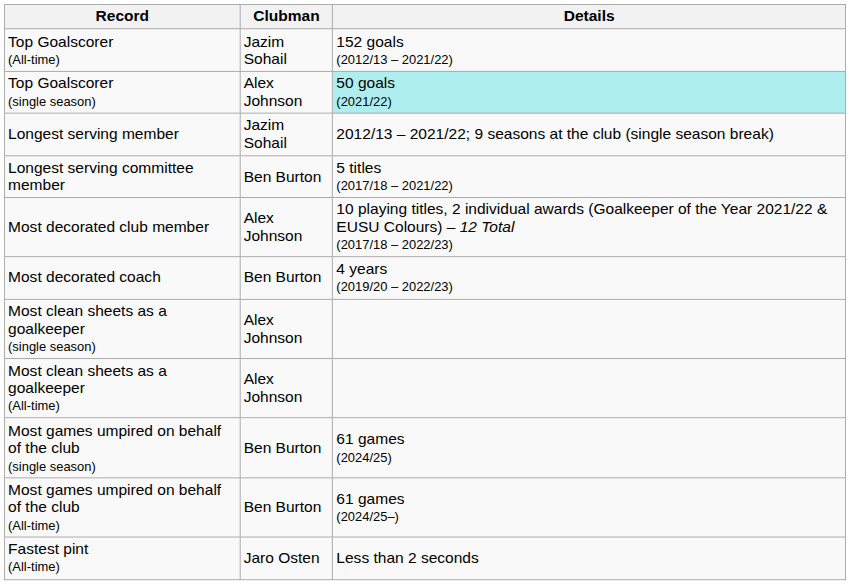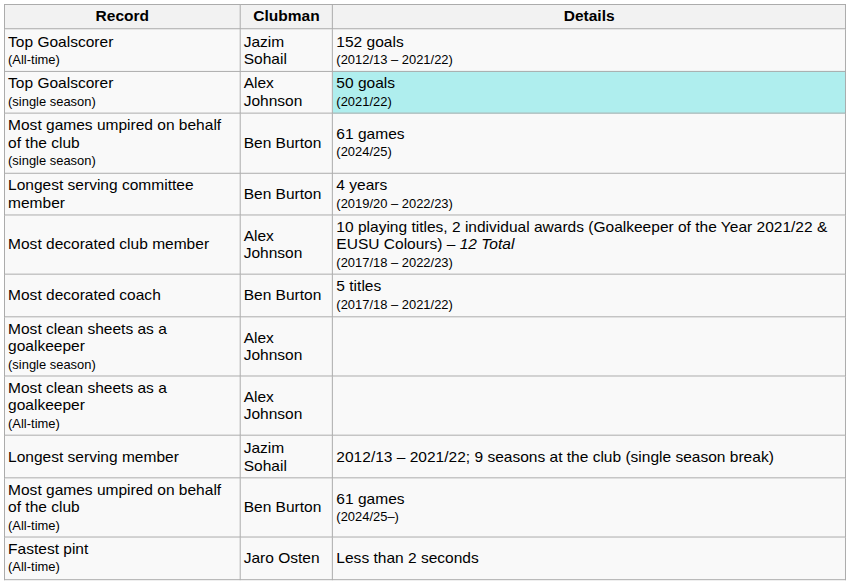rows swapped: (93, 134) <-> (115, 447)
(395, 176) 5 titles (2017/18 – 2021/22) -> (395, 193) 4 years (2019/20 – 2022/23)
(395, 277) 4 years (2019/20 – 2022/23) -> (395, 295) 5 titles (2017/18 – 2021/22)
